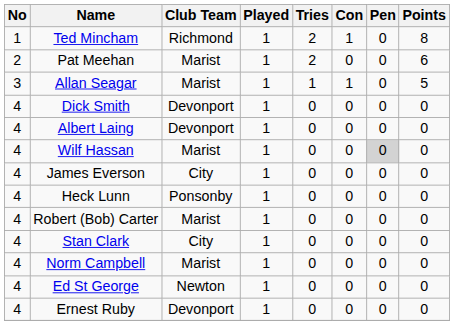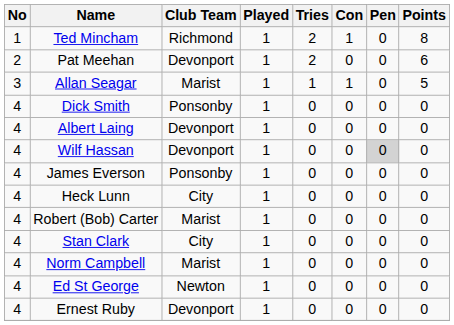(201, 60) Marist -> (201, 60) Devonport
(201, 106) Devonport -> (201, 106) Ponsonby
(201, 151) Marist -> (201, 151) Devonport
(201, 173) City -> (201, 173) Ponsonby
(201, 196) Ponsonby -> (201, 196) City
